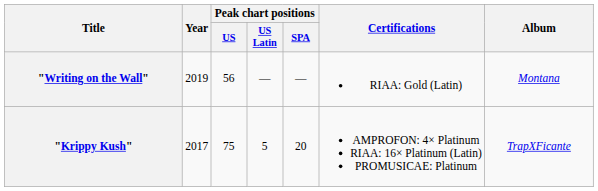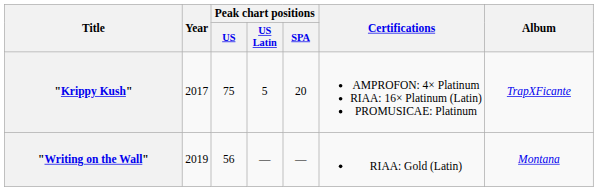rows swapped: (93, 146) <-> (93, 79)
